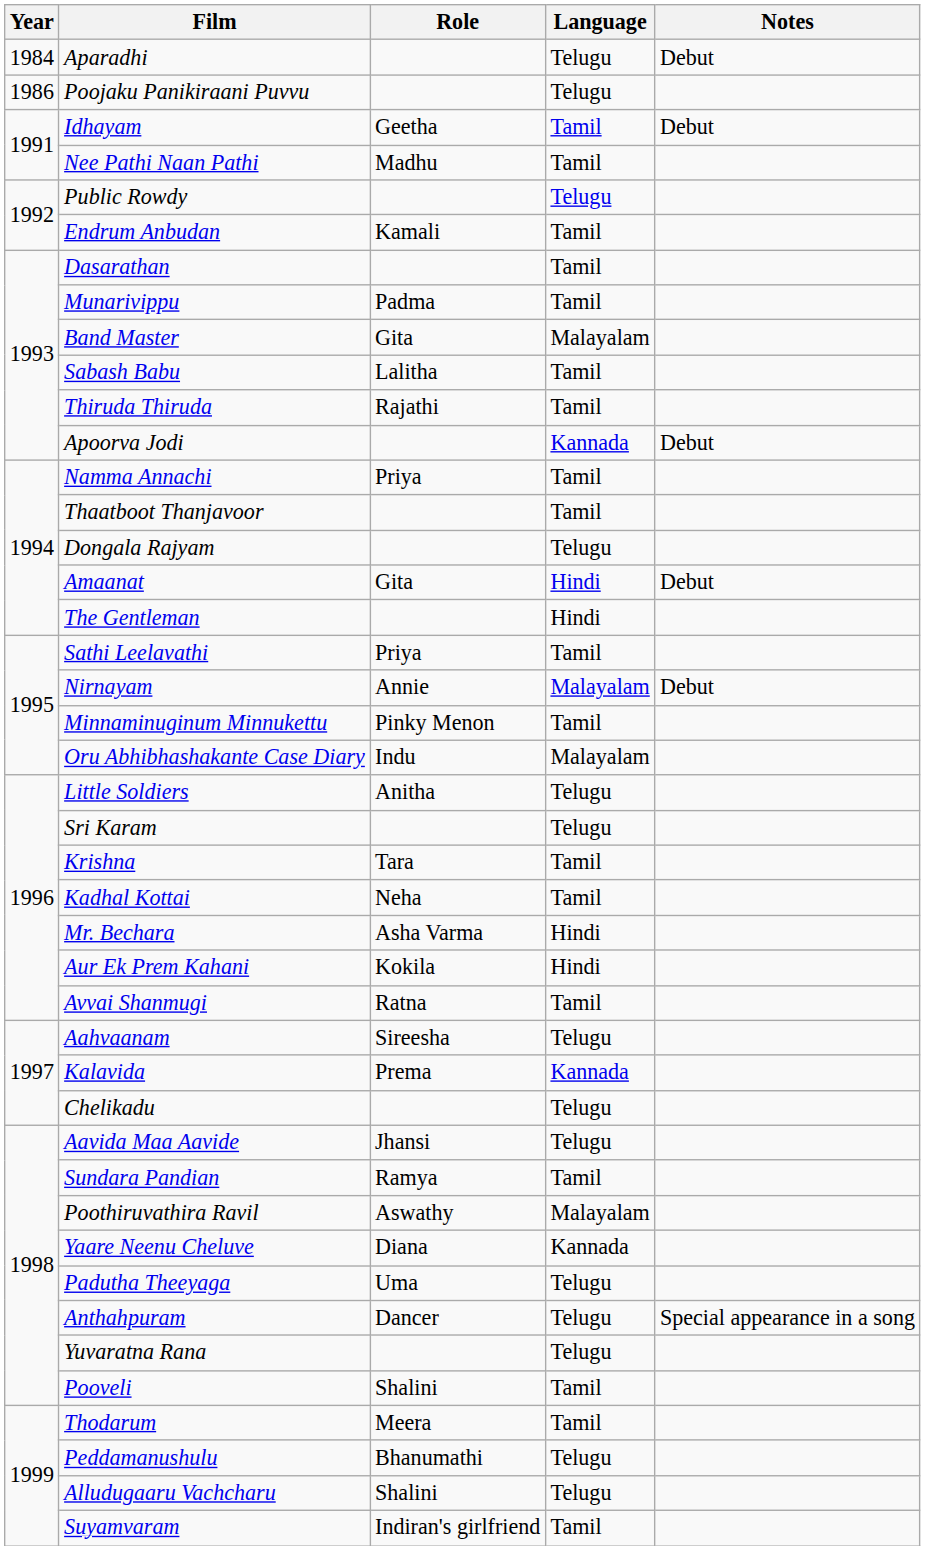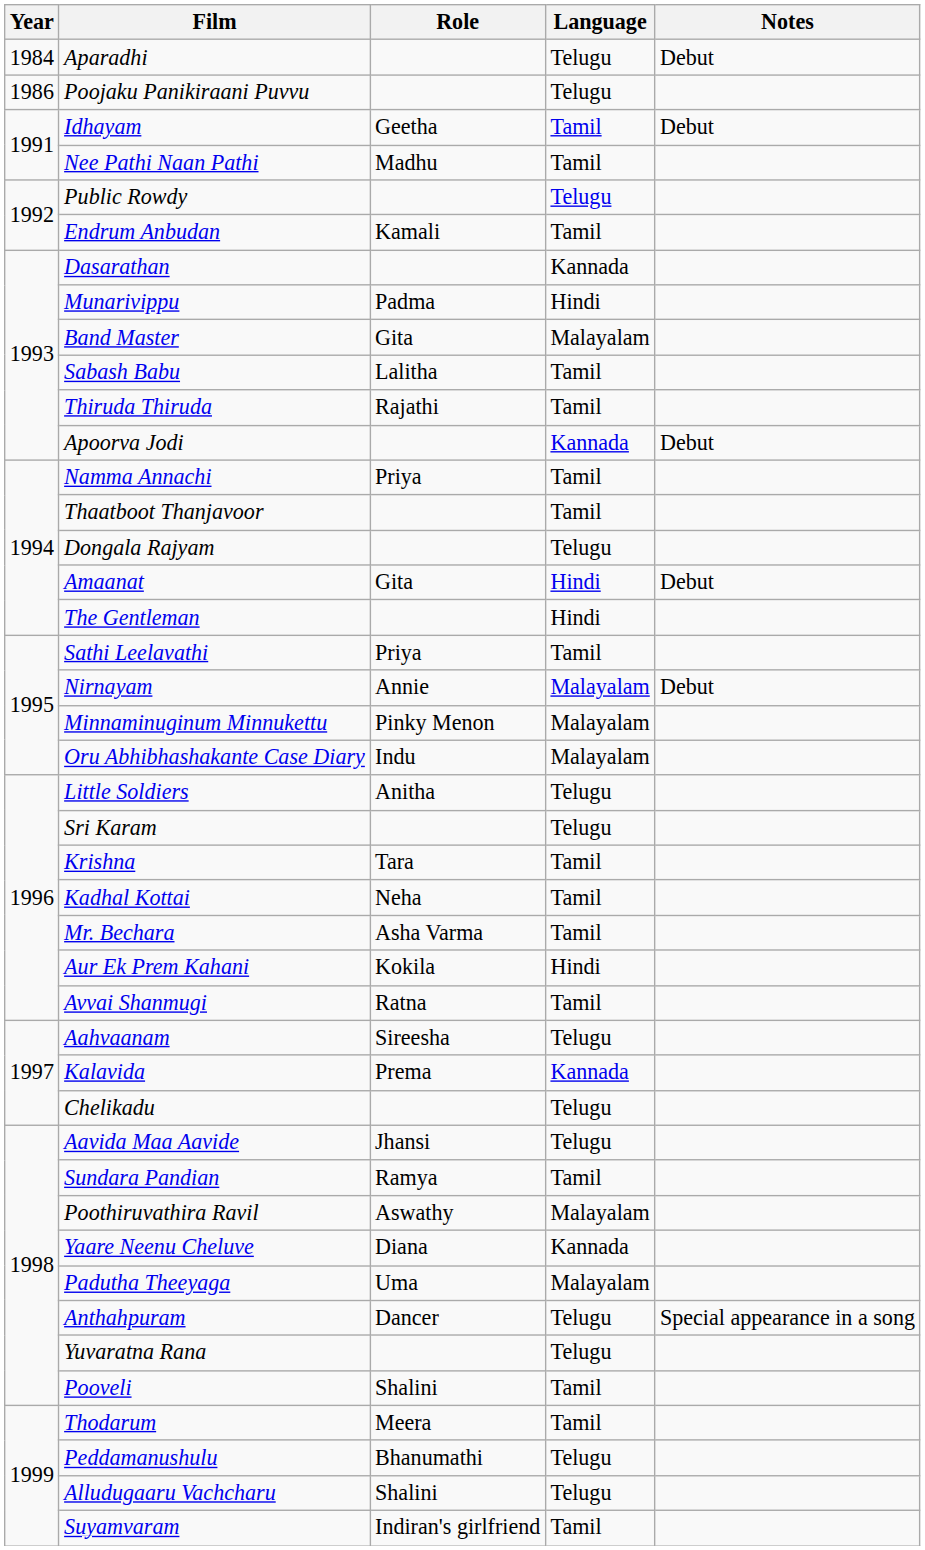(576, 267) Tamil -> (590, 267) Kannada
(576, 302) Tamil -> (576, 302) Hindi
(576, 722) Tamil -> (600, 722) Malayalam
(576, 932) Hindi -> (576, 932) Tamil
(581, 1282) Telugu -> (600, 1282) Malayalam
